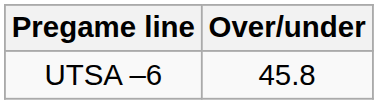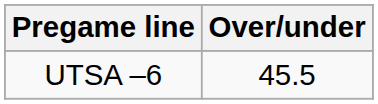(287, 74) 45.8 -> (287, 74) 45.5
